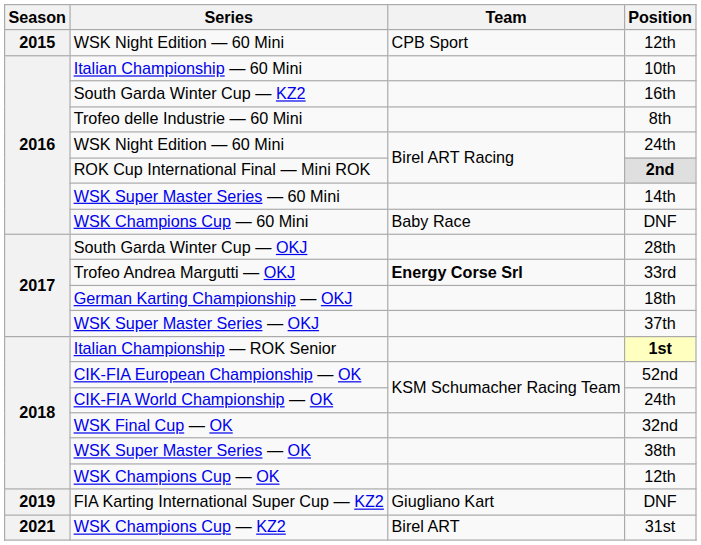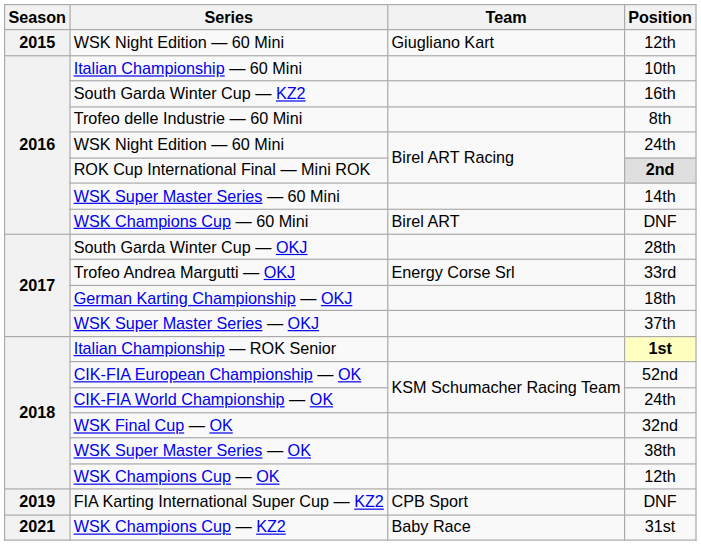(430, 42) CPB Sport -> (443, 42) Giugliano Kart
(431, 221) Baby Race -> (426, 221) Birel ART
(457, 272) bold -> (453, 272) normal
(443, 502) Giugliano Kart -> (430, 502) CPB Sport
(426, 527) Birel ART -> (431, 527) Baby Race
